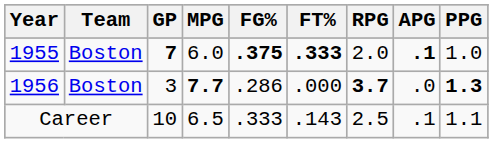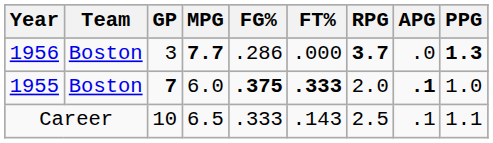rows swapped: (34, 55) <-> (34, 88)
